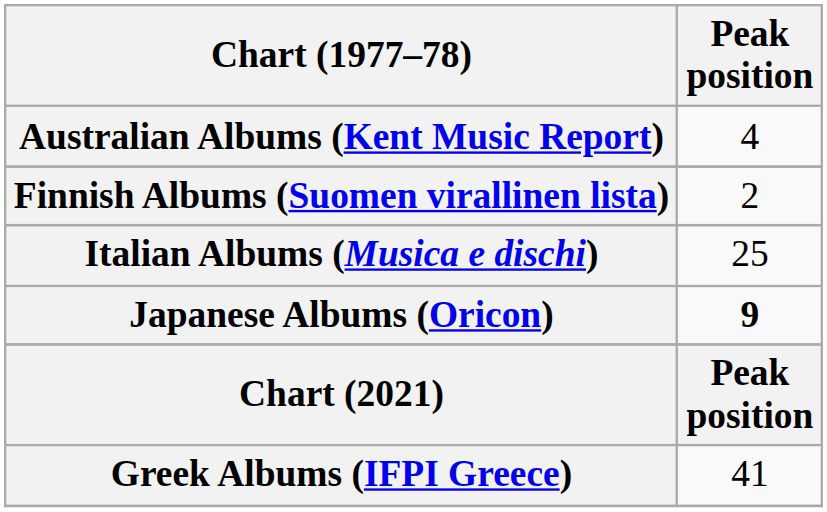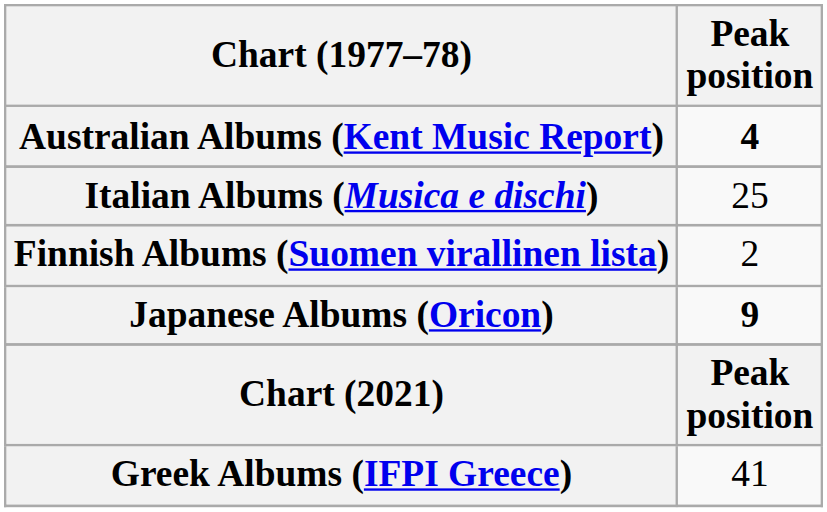(750, 135) normal -> (750, 135) bold
rows swapped: (341, 195) <-> (341, 254)
